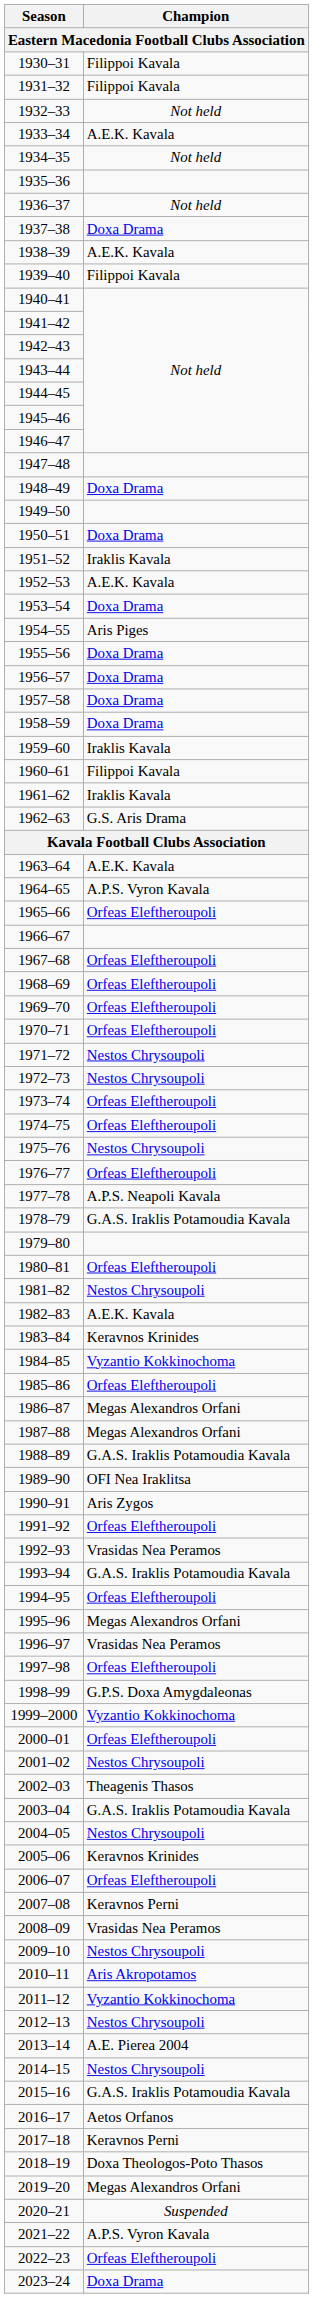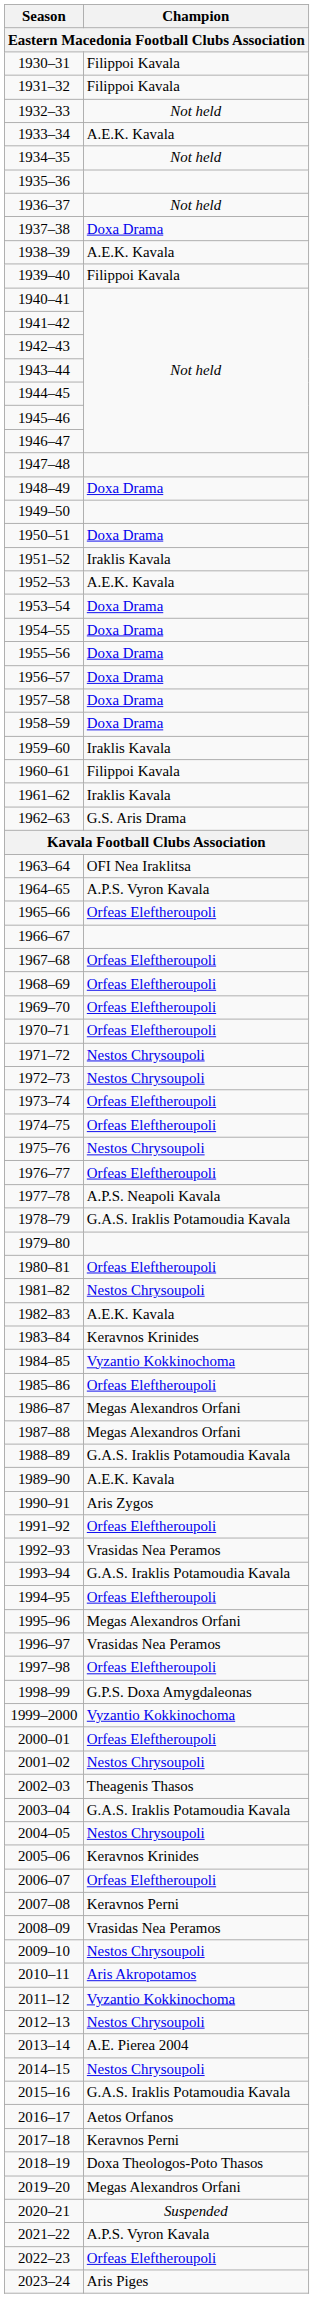(118, 629) Aris Piges -> (125, 629) Doxa Drama
(131, 865) A.E.K. Kavala -> (139, 865) OFI Nea Iraklitsa
(139, 1479) OFI Nea Iraklitsa -> (131, 1479) A.E.K. Kavala
(125, 2281) Doxa Drama -> (118, 2281) Aris Piges
